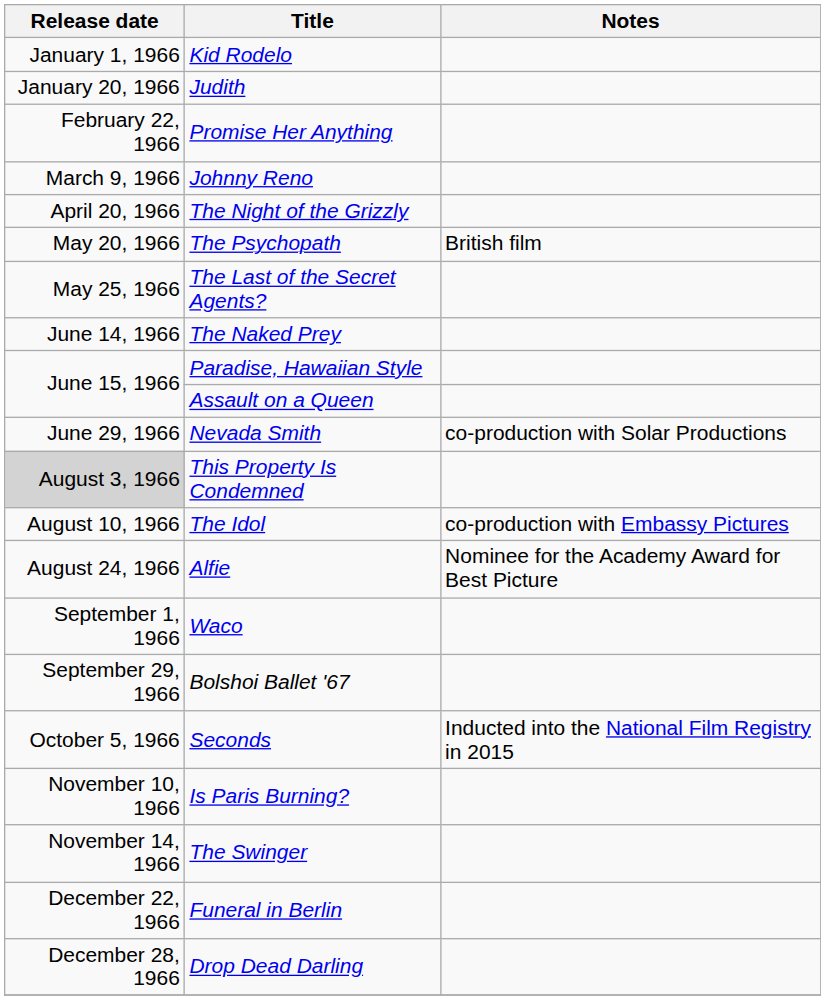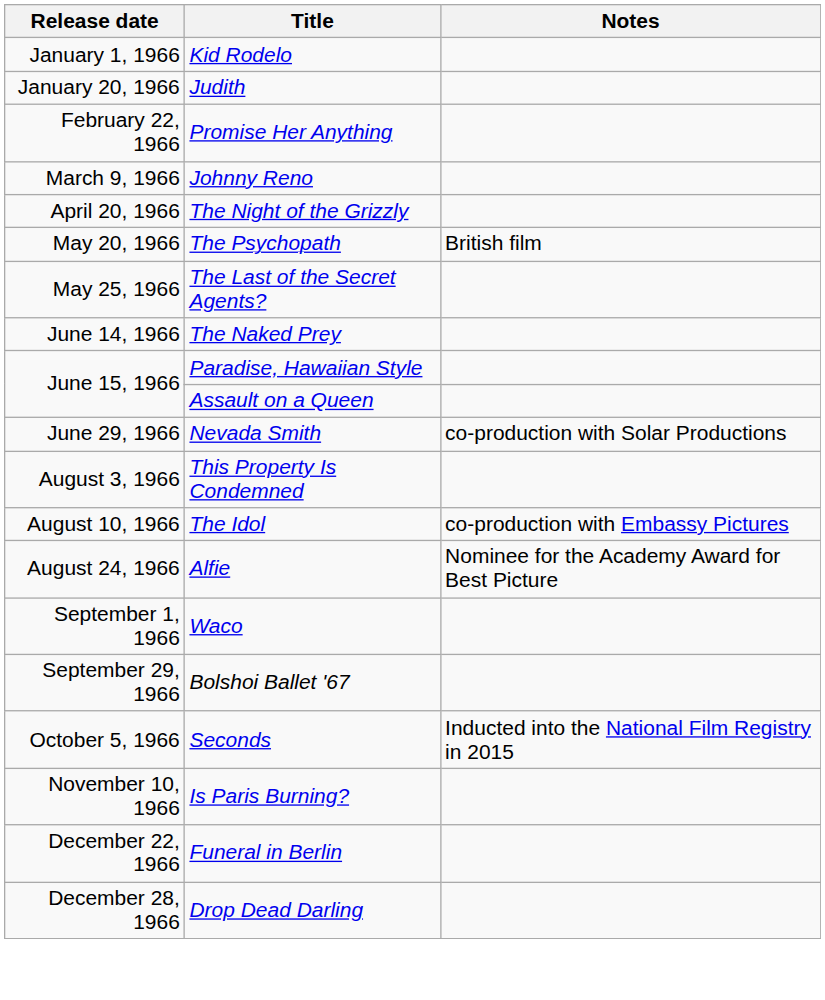(109, 478) lightgrey background -> (109, 478) no background
- row: (248, 853)
